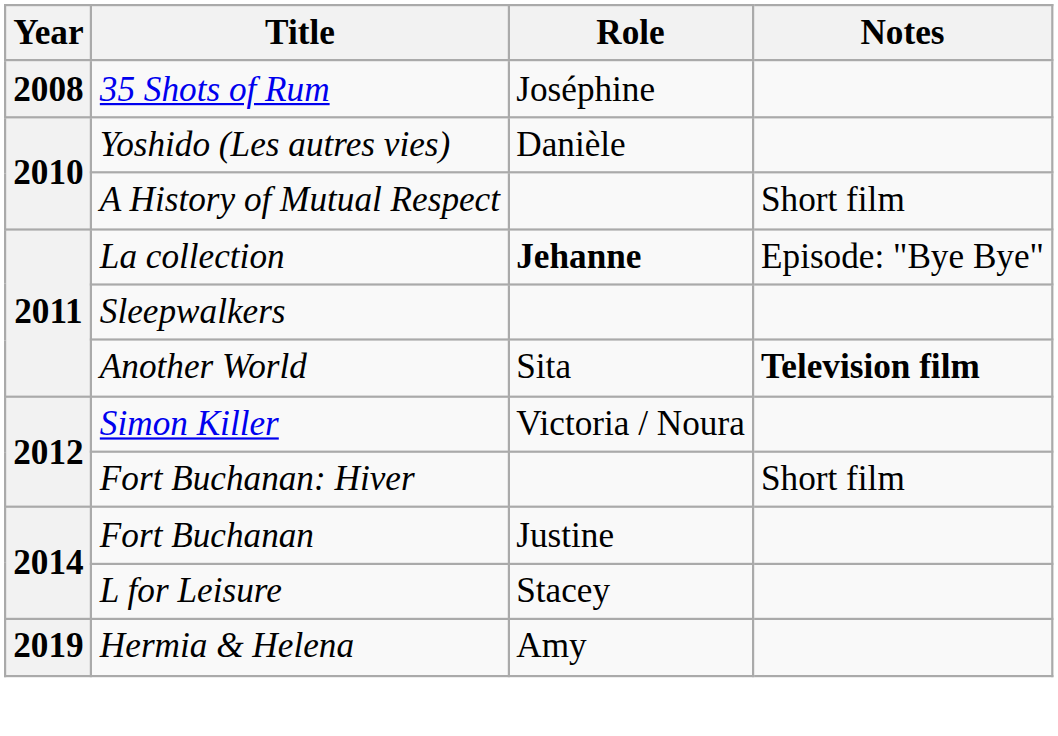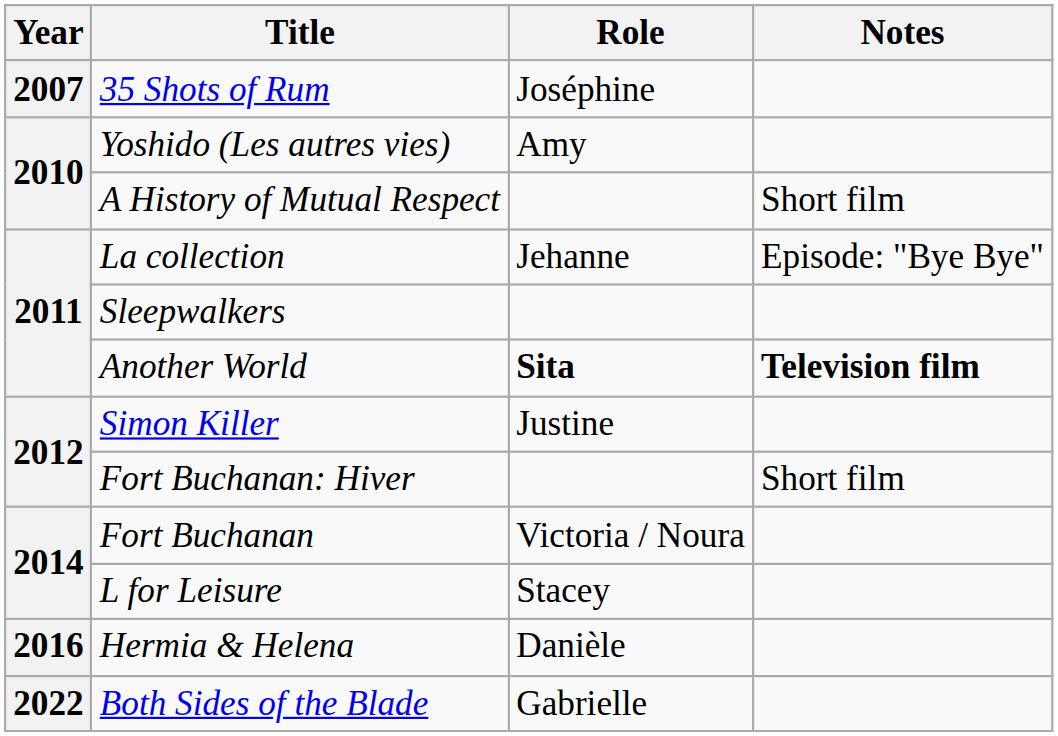(48, 88) 2008 -> (48, 88) 2007
(571, 144) Danièle -> (551, 144) Amy
(579, 255) bold -> (573, 255) normal
(544, 367) normal -> (546, 367) bold
(631, 423) Victoria / Noura -> (565, 423) Justine
(565, 534) Justine -> (631, 534) Victoria / Noura
(48, 646) 2019 -> (48, 646) 2016
(551, 646) Amy -> (571, 646) Danièle
+ row: (264, 702)
